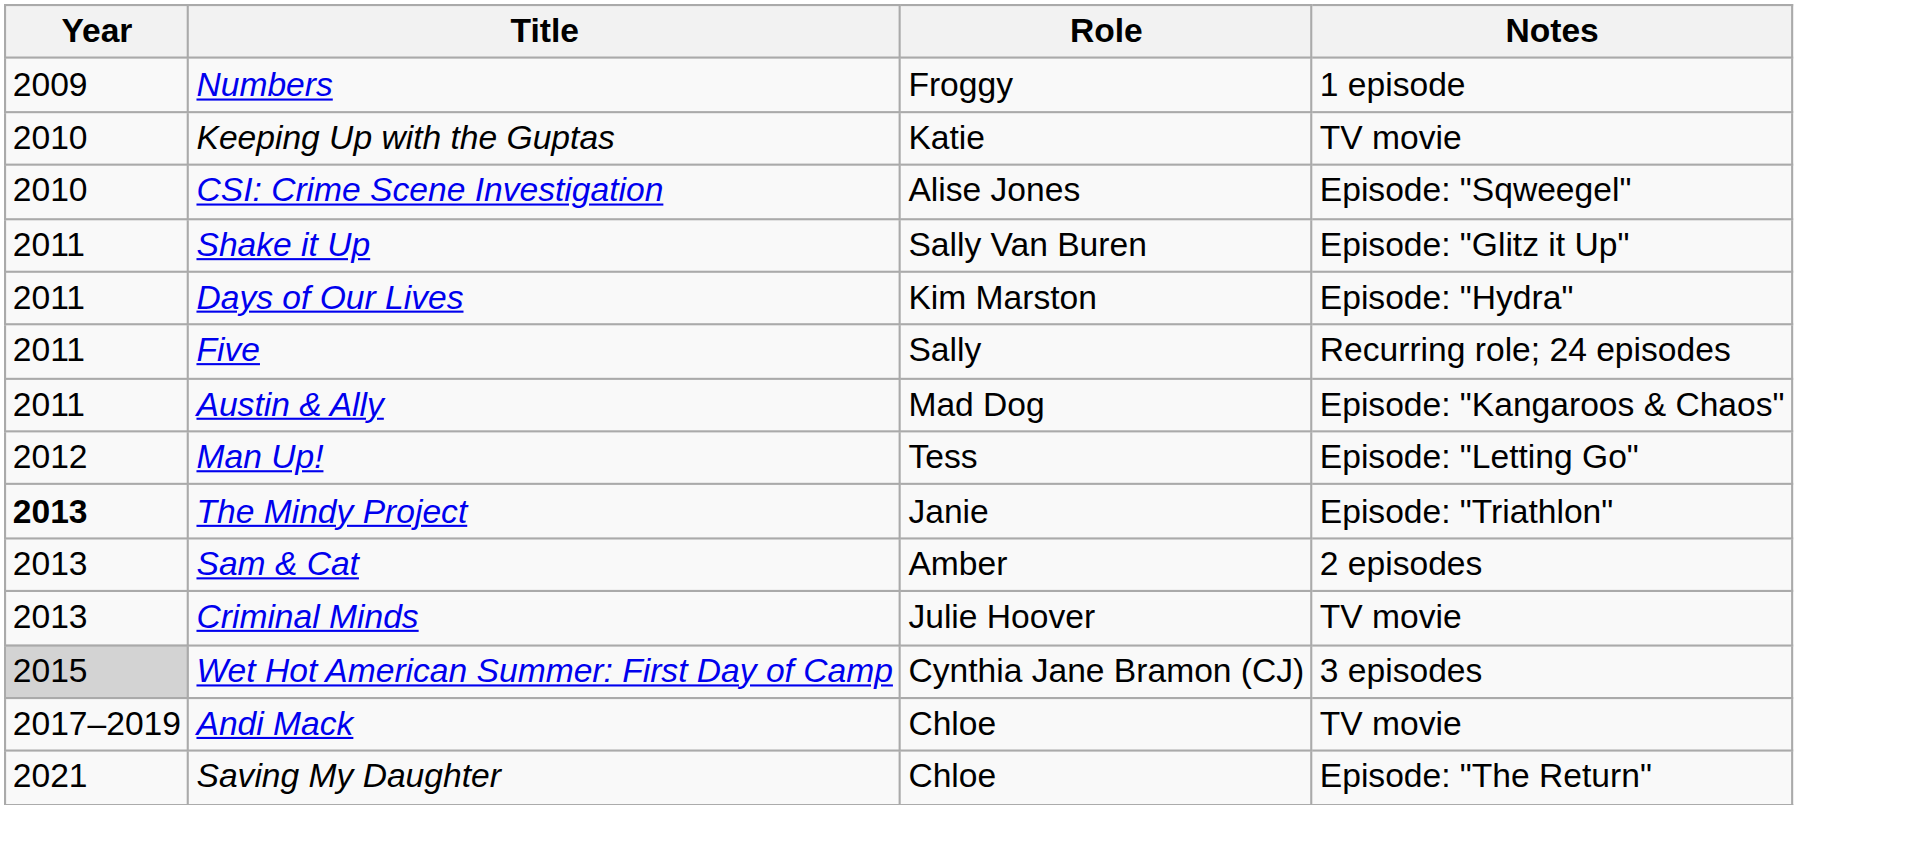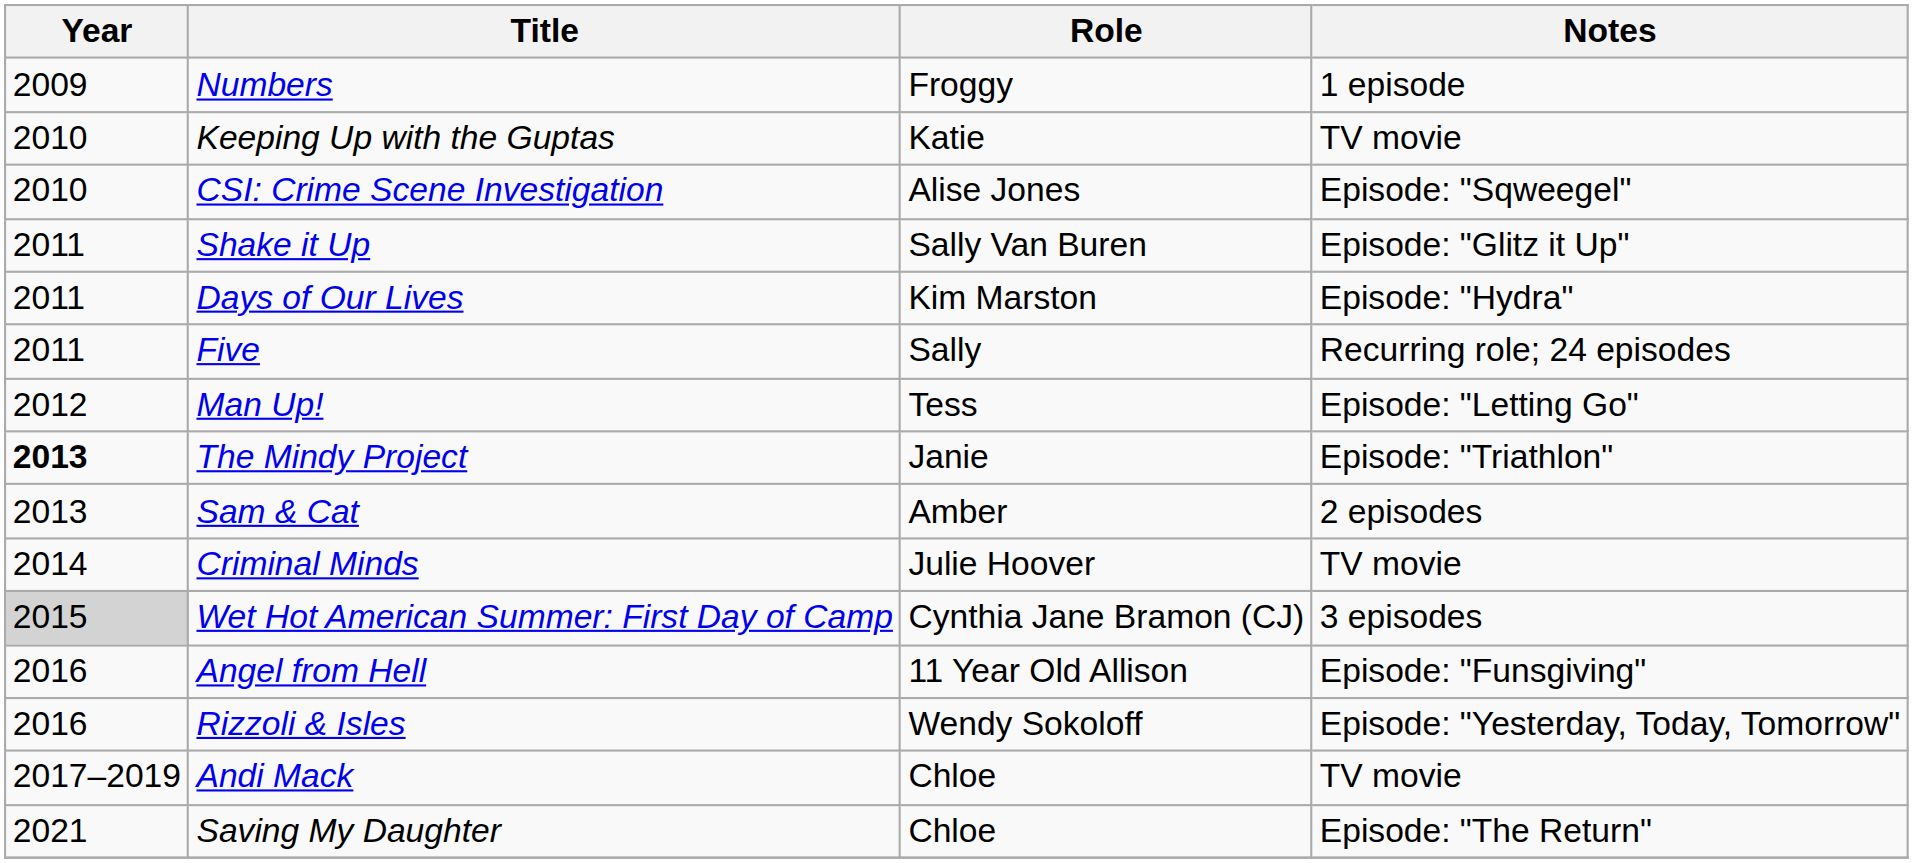- row: (290, 404)
(50, 617) 2013 -> (50, 564) 2014
+ row: (311, 670)
+ row: (301, 723)
